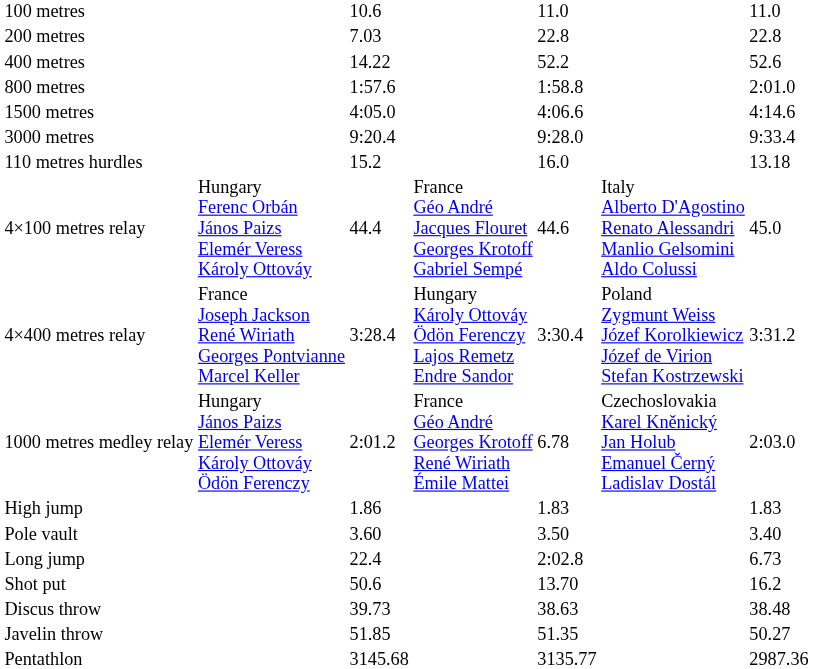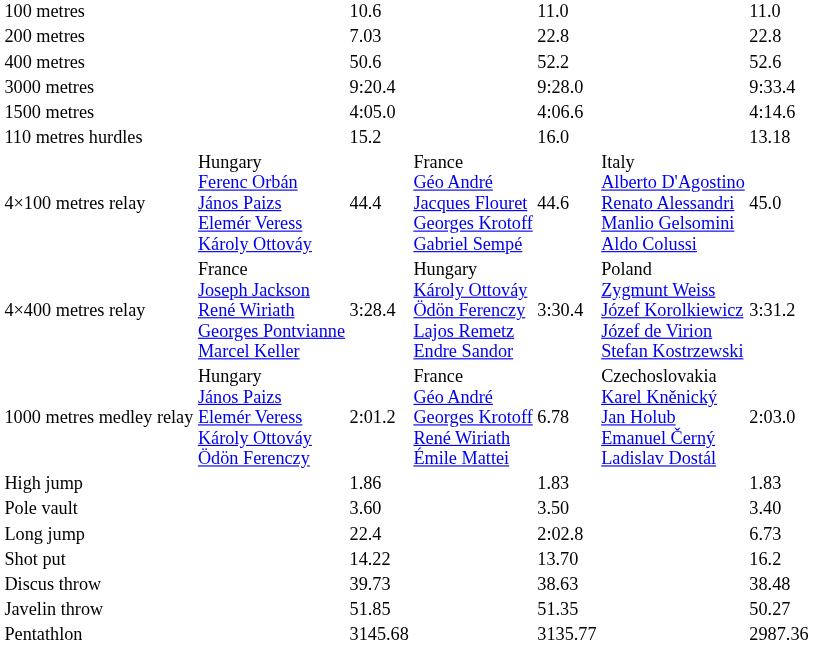(370, 61) 14.22 -> (365, 61) 50.6
- row: (45, 86)
rows swapped: (49, 111) <-> (49, 137)
(365, 583) 50.6 -> (370, 558) 14.22
